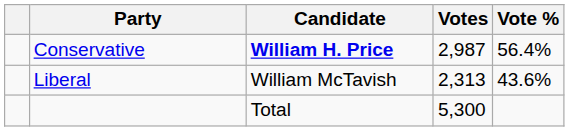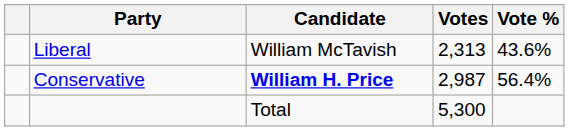rows swapped: (89, 49) <-> (62, 79)
